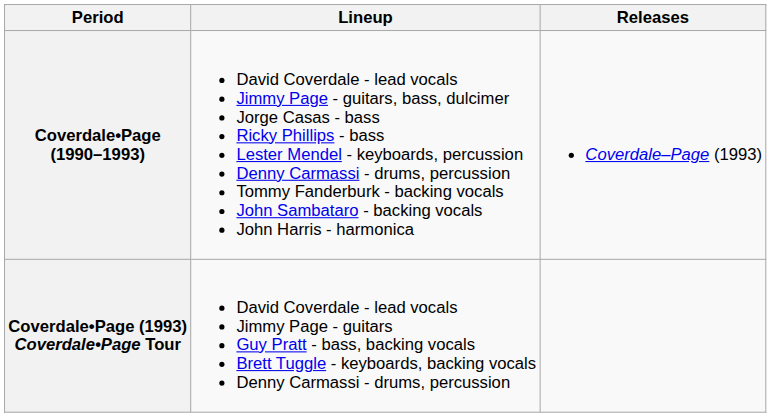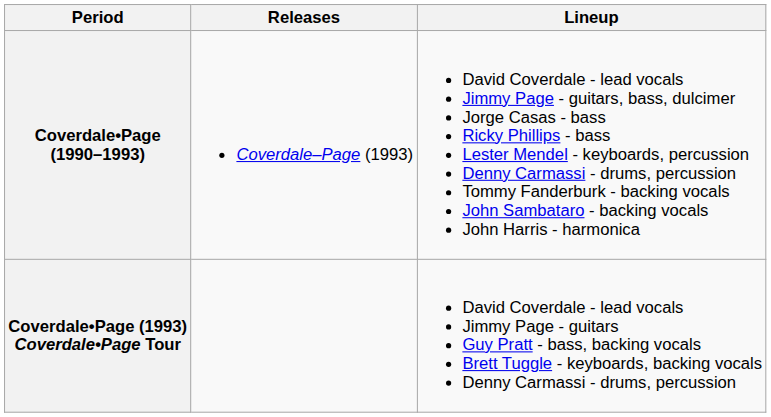columns swapped: (365, 17) <-> (653, 17)
